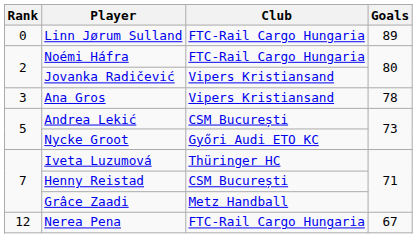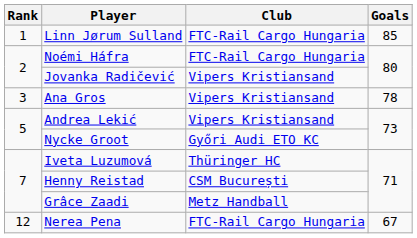(23, 36) 0 -> (23, 36) 1
(390, 36) 89 -> (390, 36) 85
(238, 119) CSM București -> (261, 119) Vipers Kristiansand
